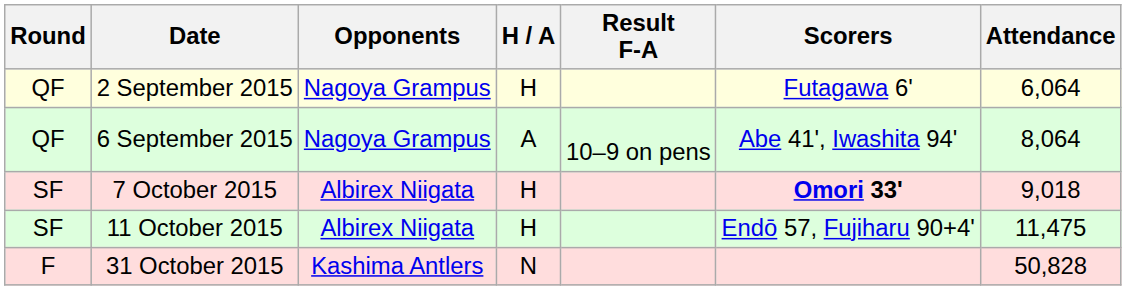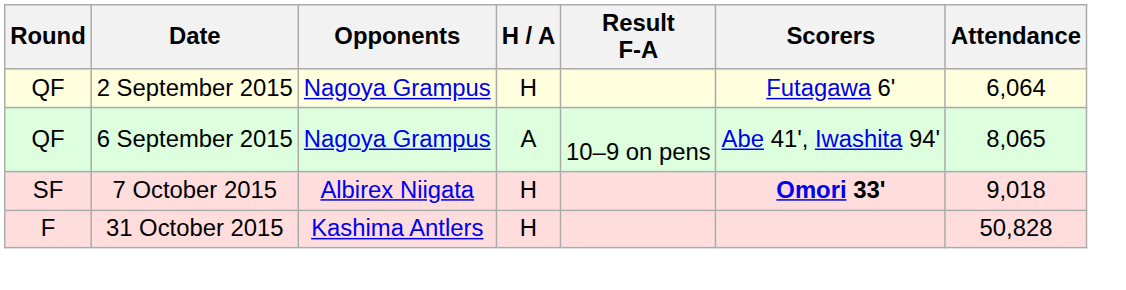(1051, 139) 8,064 -> (1016, 139) 8,065
- row: (195, 228)
(528, 266) N -> (528, 228) H
